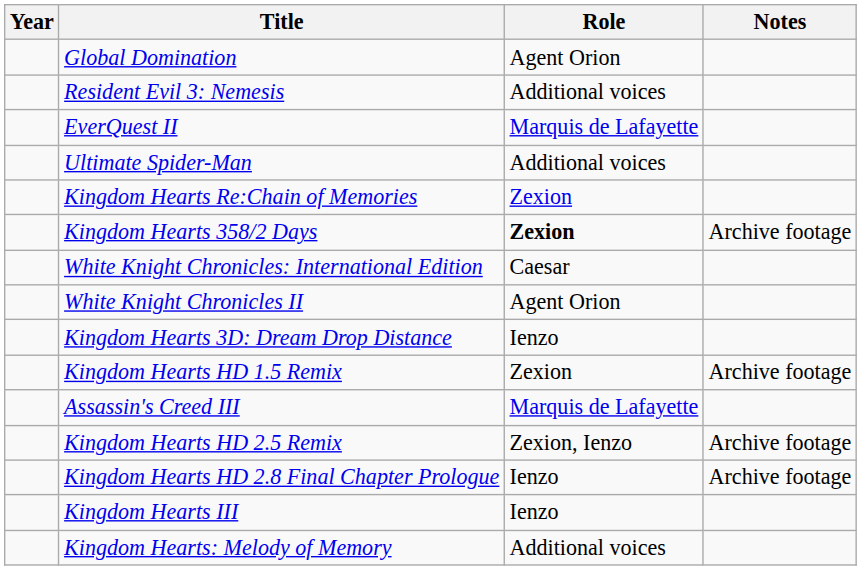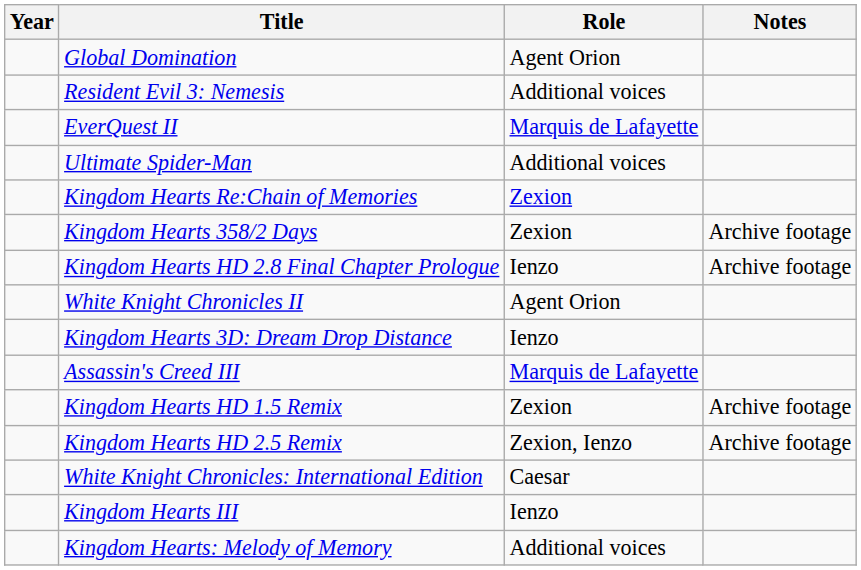(542, 232) bold -> (541, 232) normal
rows swapped: (273, 267) <-> (282, 477)
rows swapped: (152, 407) <-> (203, 372)
